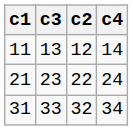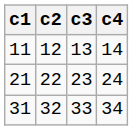columns swapped: (82, 20) <-> (51, 20)
